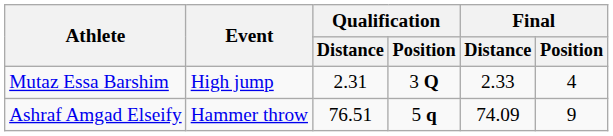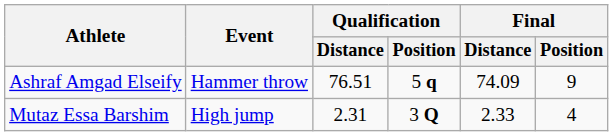rows swapped: (89, 82) <-> (95, 114)
